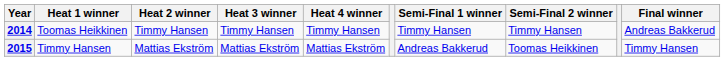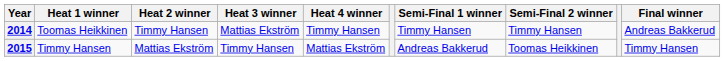(257, 30) Timmy Hansen -> (260, 30) Mattias Ekström
(260, 47) Mattias Ekström -> (257, 47) Timmy Hansen
